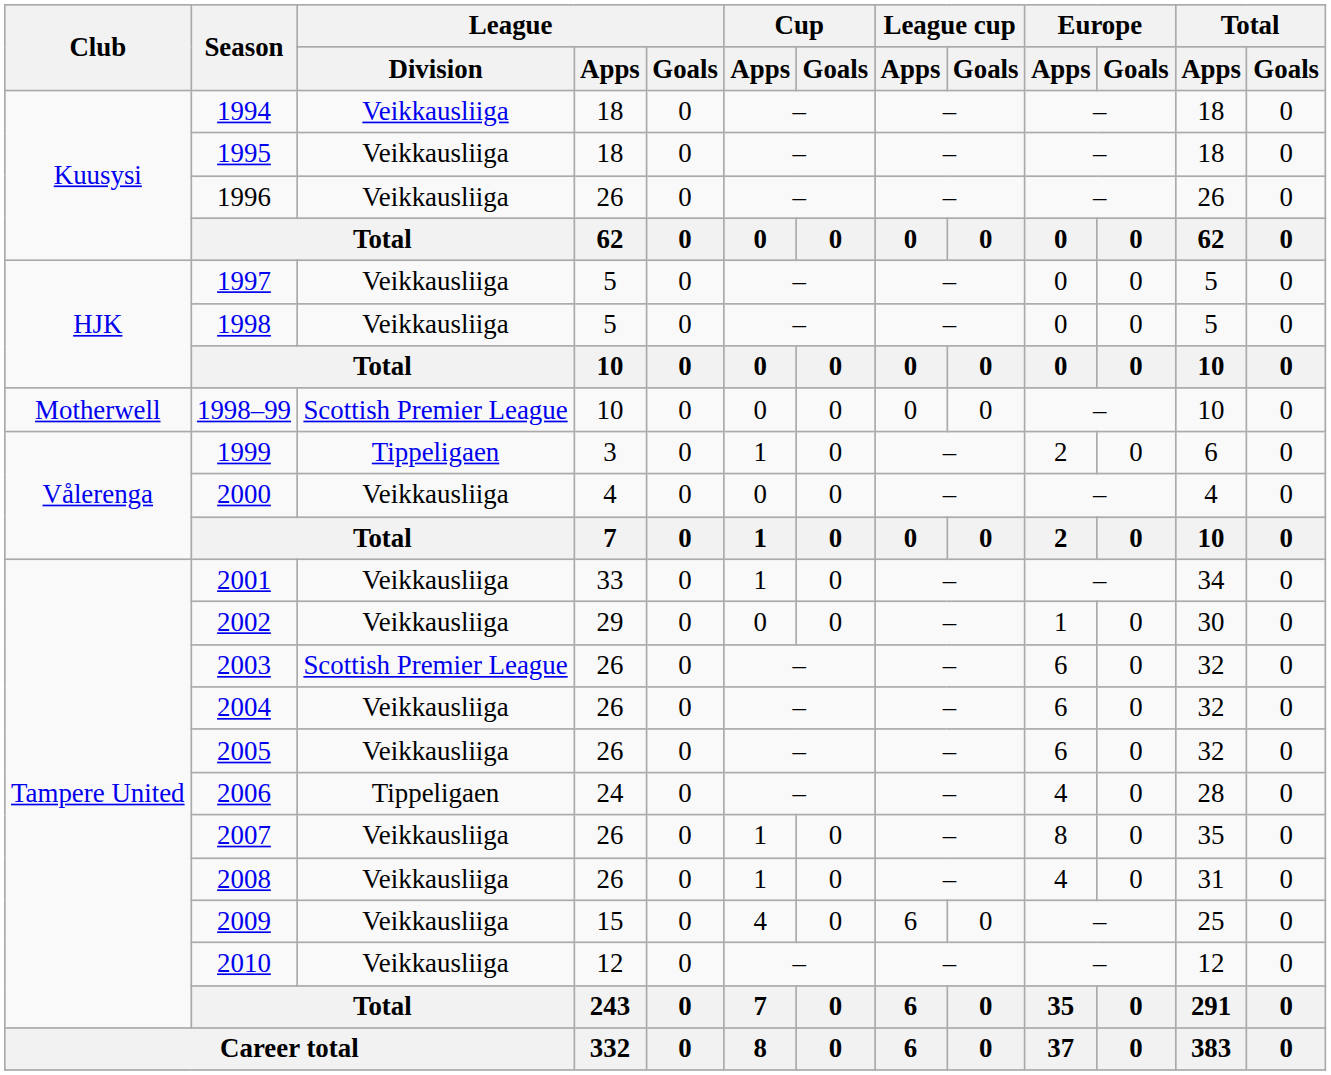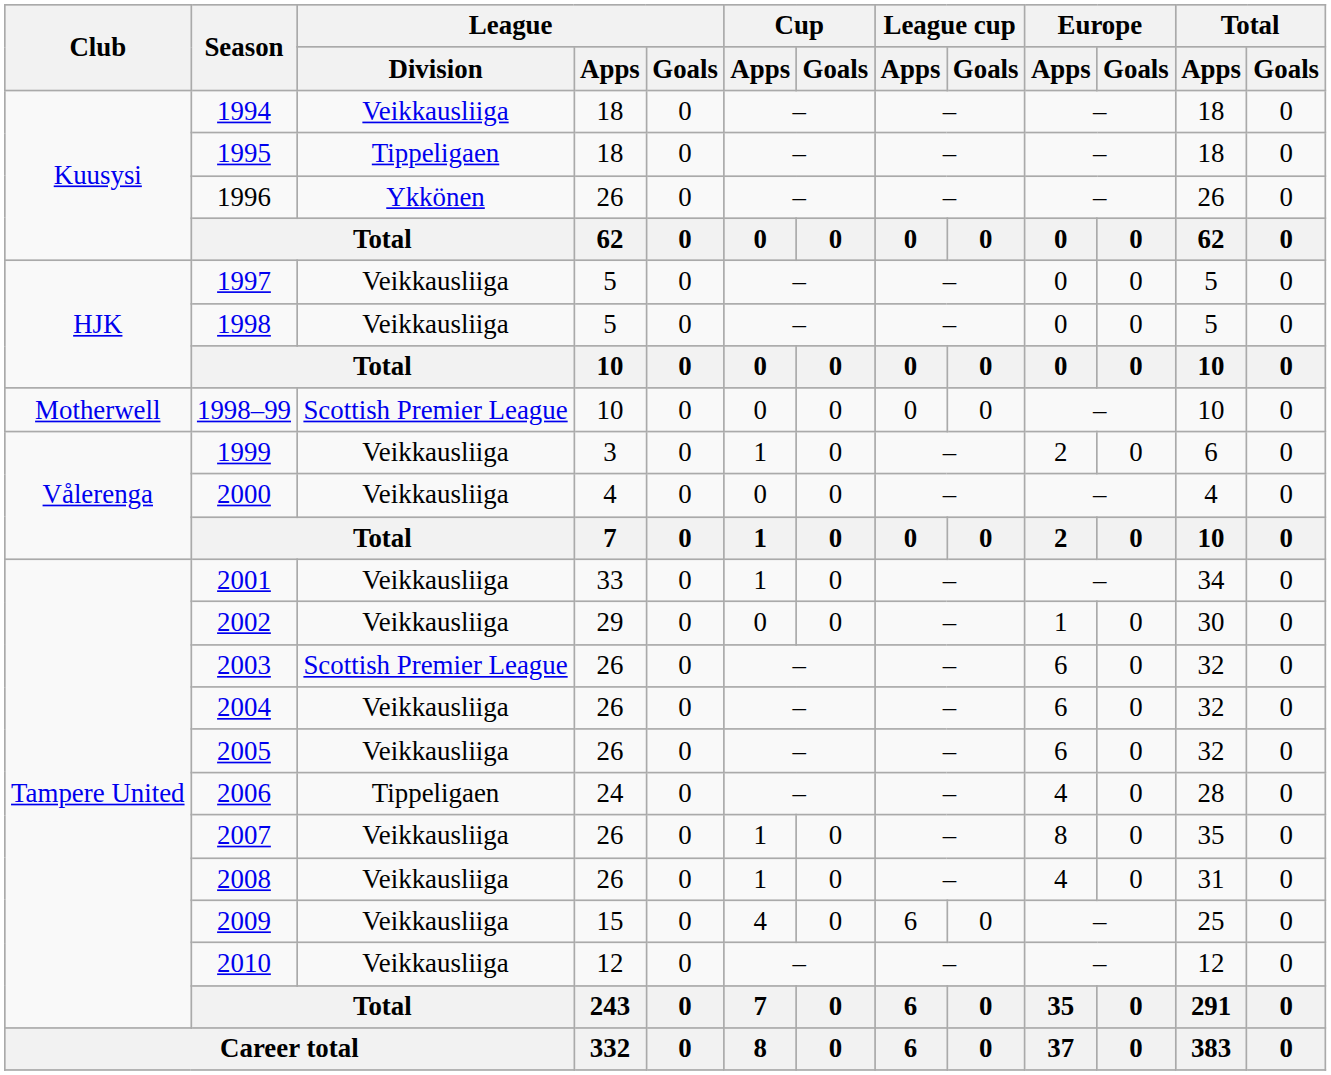(436, 153) Veikkausliiga -> (436, 153) Tippeligaen
(436, 196) Veikkausliiga -> (436, 196) Ykkönen
(436, 452) Tippeligaen -> (436, 452) Veikkausliiga
